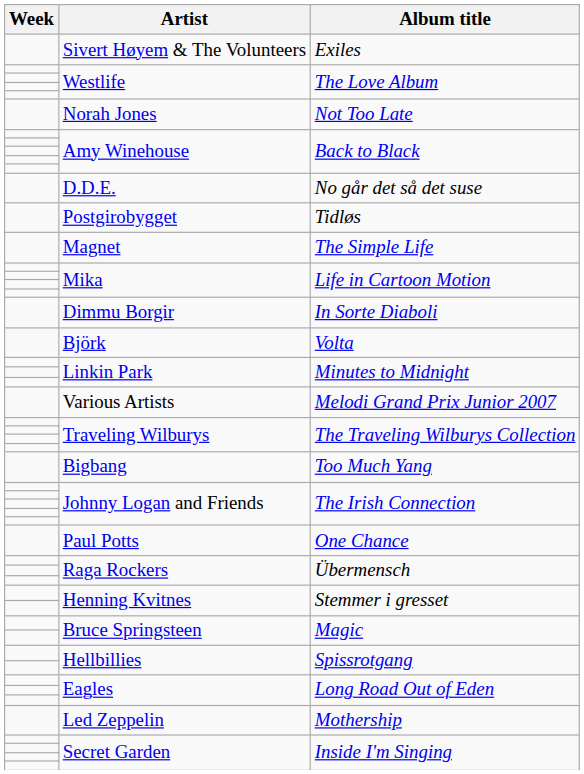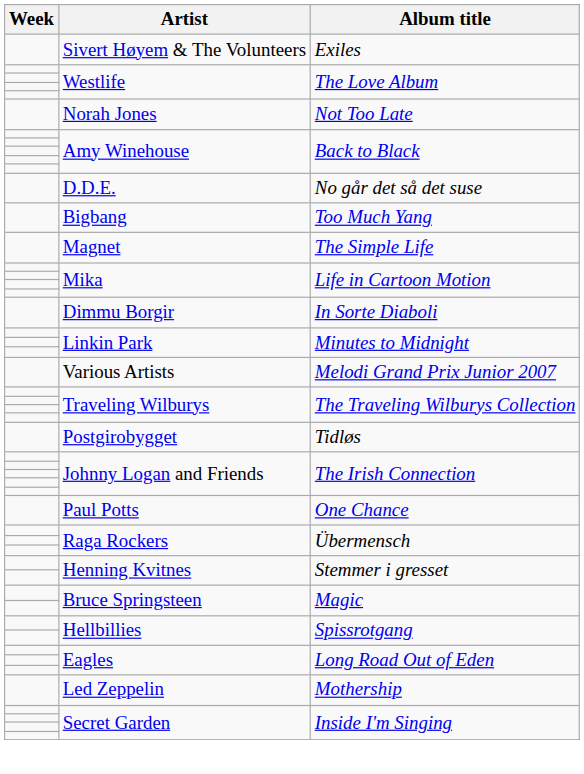rows swapped: (95, 466) <-> (120, 217)
- row: (84, 342)
